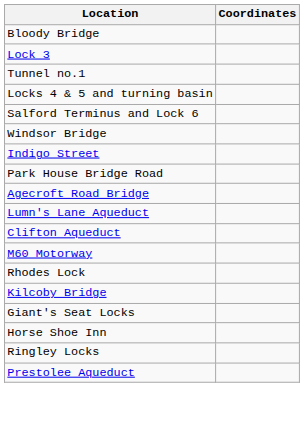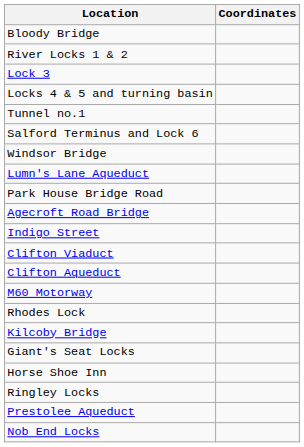+ row: (68, 54)
rows swapped: (46, 74) <-> (110, 94)
rows swapped: (53, 153) <-> (78, 213)
+ row: (60, 253)
+ row: (53, 432)
